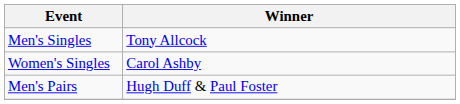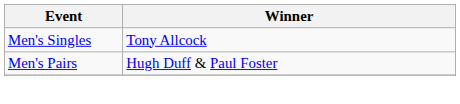- row: (59, 63)
